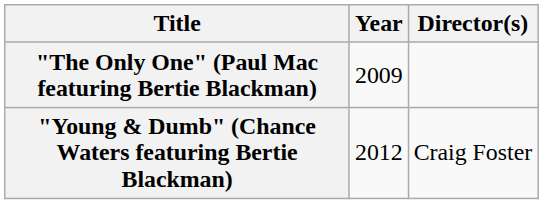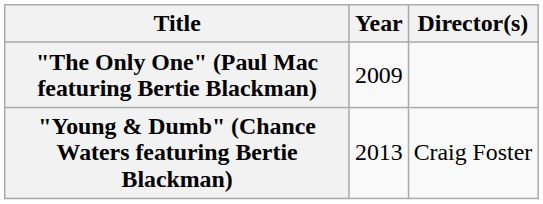(379, 152) 2012 -> (379, 152) 2013
